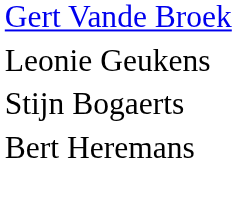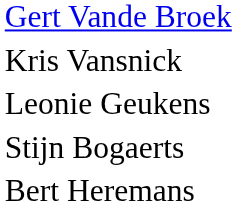+ row: (93, 60)
